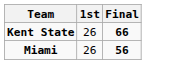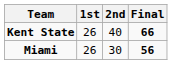+ column: (115, 14)
